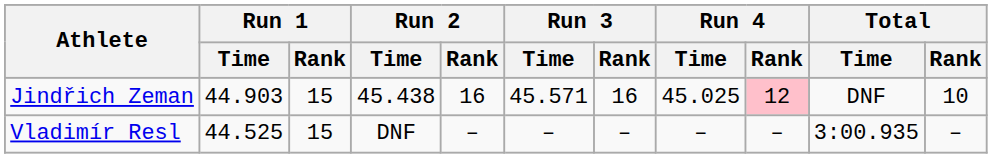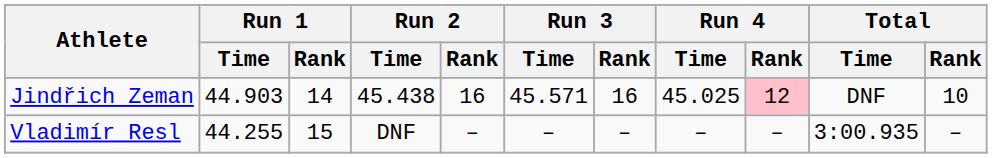(320, 97) 15 -> (320, 97) 14
(244, 133) 44.525 -> (244, 133) 44.255
